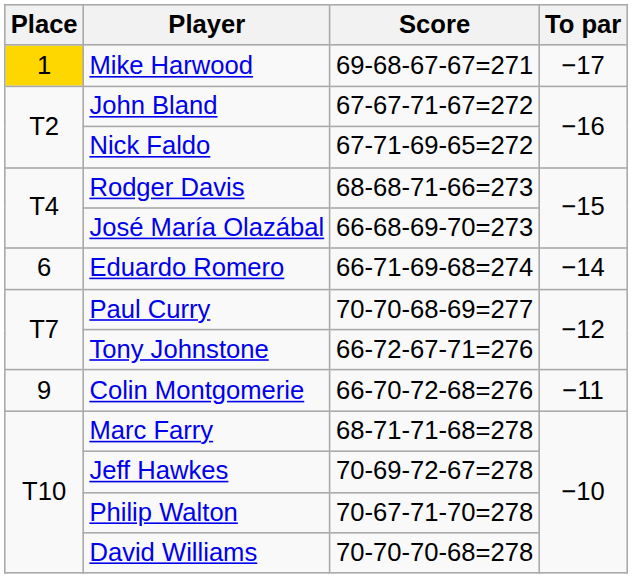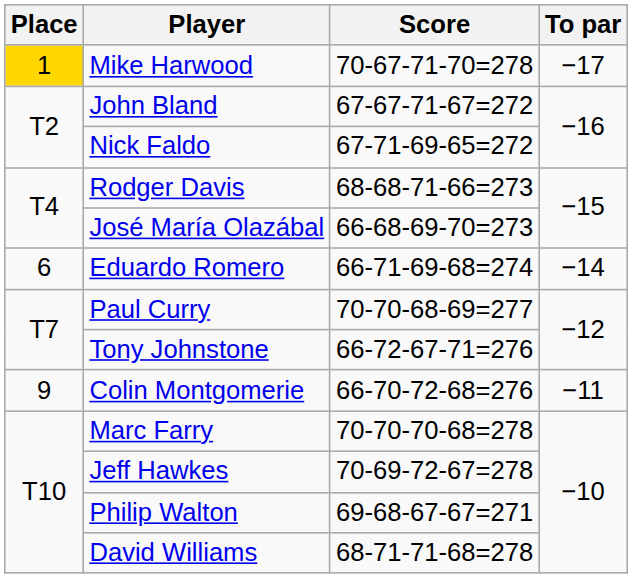(435, 65) 69-68-67-67=271 -> (435, 65) 70-67-71-70=278
(435, 430) 68-71-71-68=278 -> (435, 430) 70-70-70-68=278
(435, 512) 70-67-71-70=278 -> (435, 512) 69-68-67-67=271
(435, 552) 70-70-70-68=278 -> (435, 552) 68-71-71-68=278
